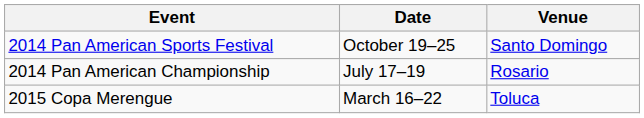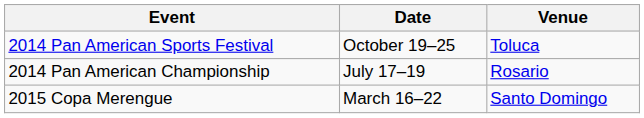(549, 44) Santo Domingo -> (515, 44) Toluca
(515, 98) Toluca -> (549, 98) Santo Domingo
